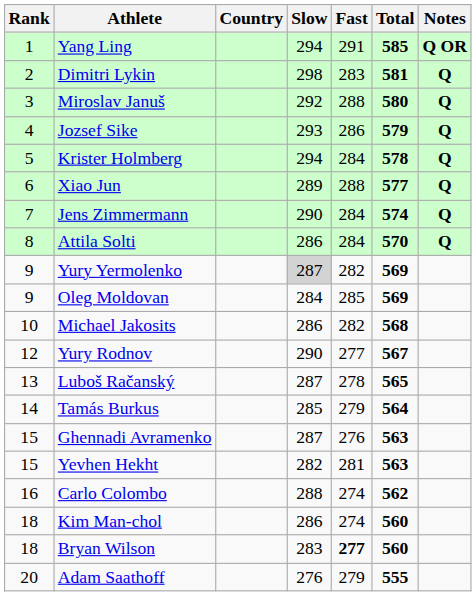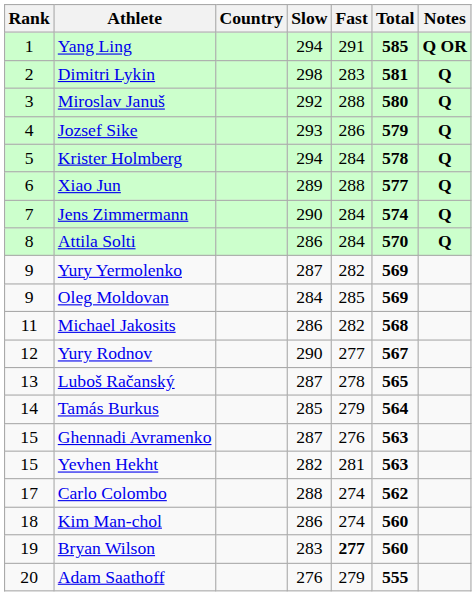(309, 269) lightgrey background -> (309, 269) no background
(29, 325) 10 -> (29, 325) 11
(29, 492) 16 -> (29, 492) 17
(29, 548) 18 -> (29, 548) 19
